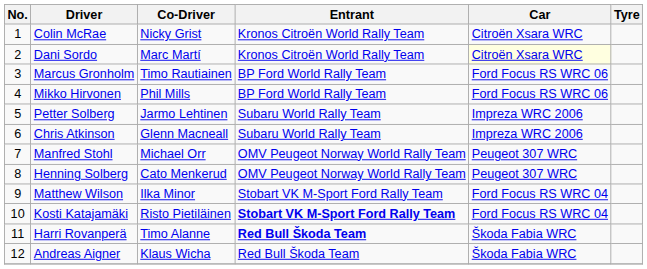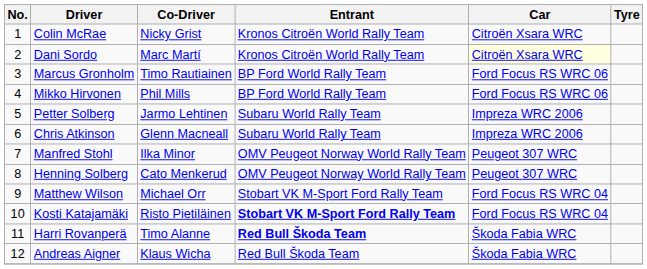(173, 154) Michael Orr -> (168, 154) Ilka Minor
(168, 193) Ilka Minor -> (173, 193) Michael Orr
